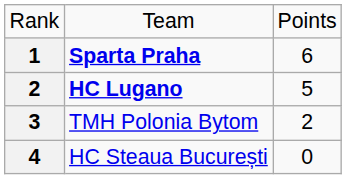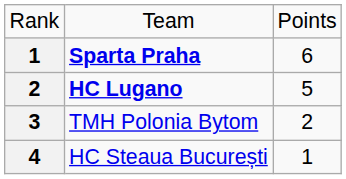(307, 156) 0 -> (307, 156) 1
